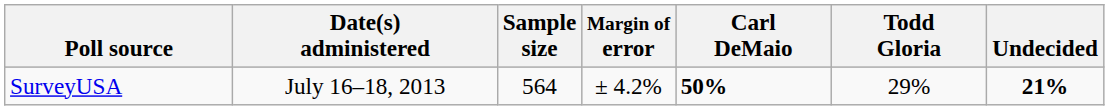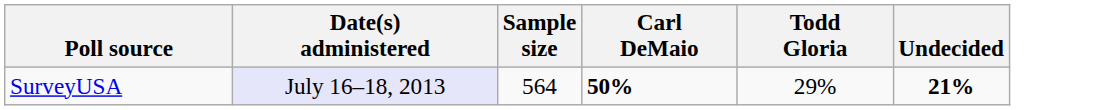- column: (628, 37)
(365, 85) no background -> (365, 85) lavender background
